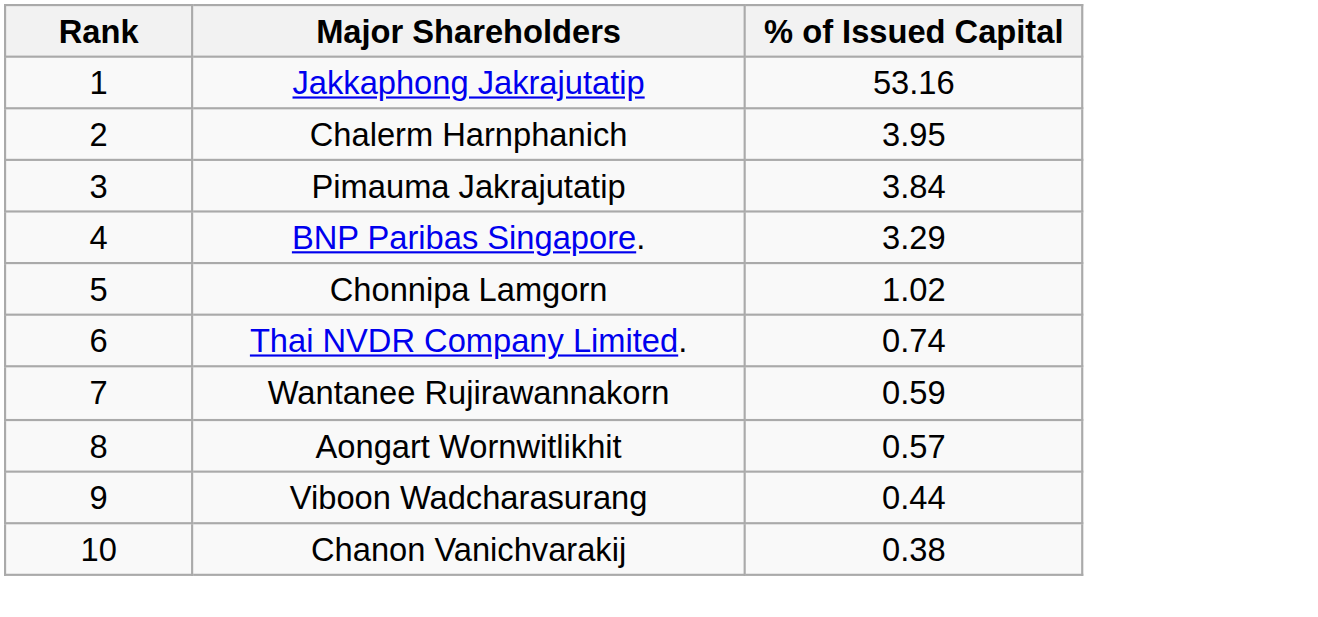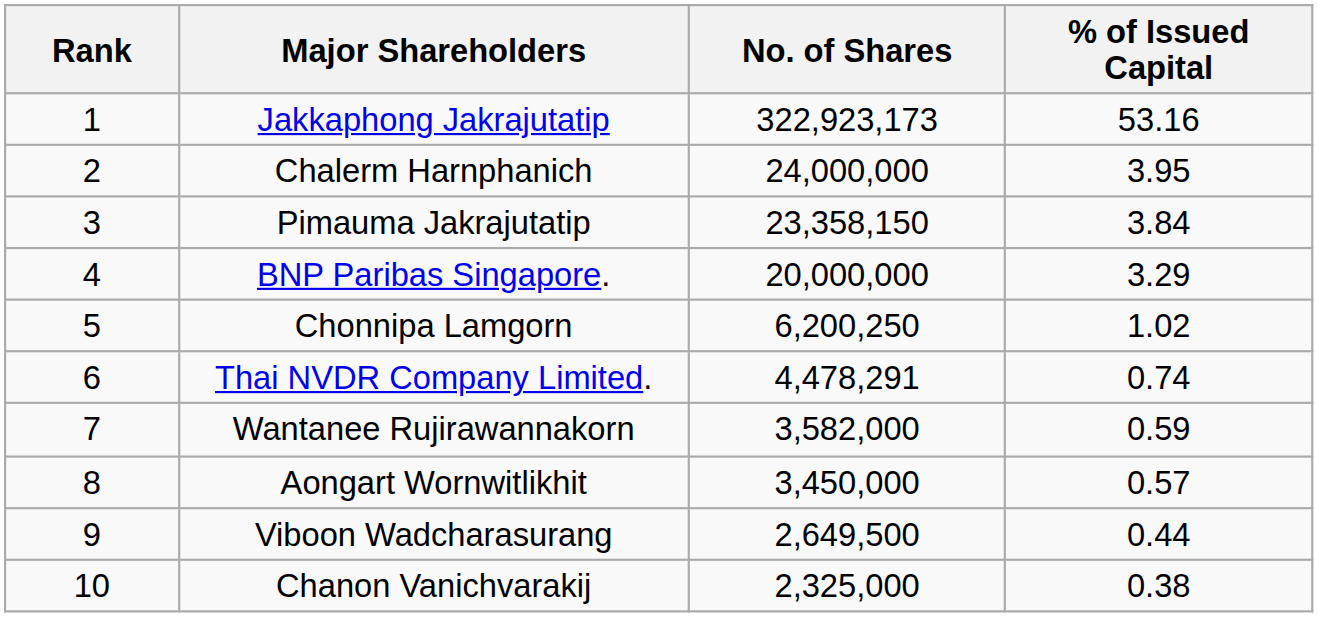+ column: (847, 49)
